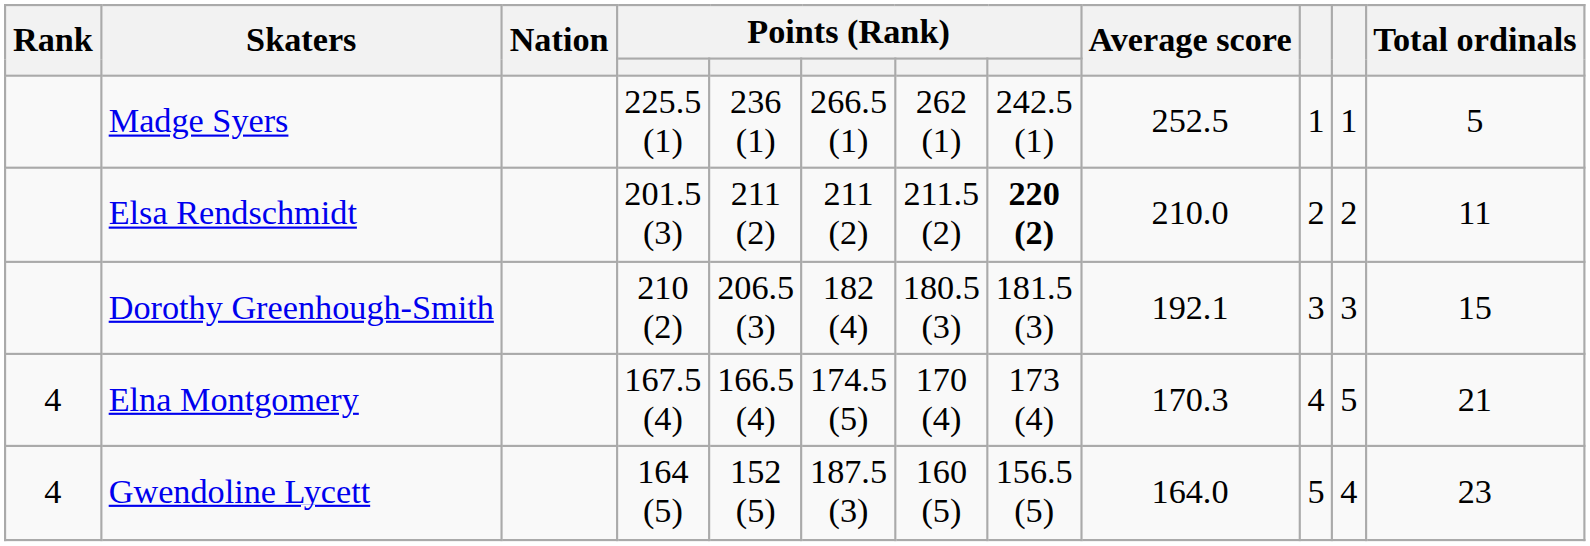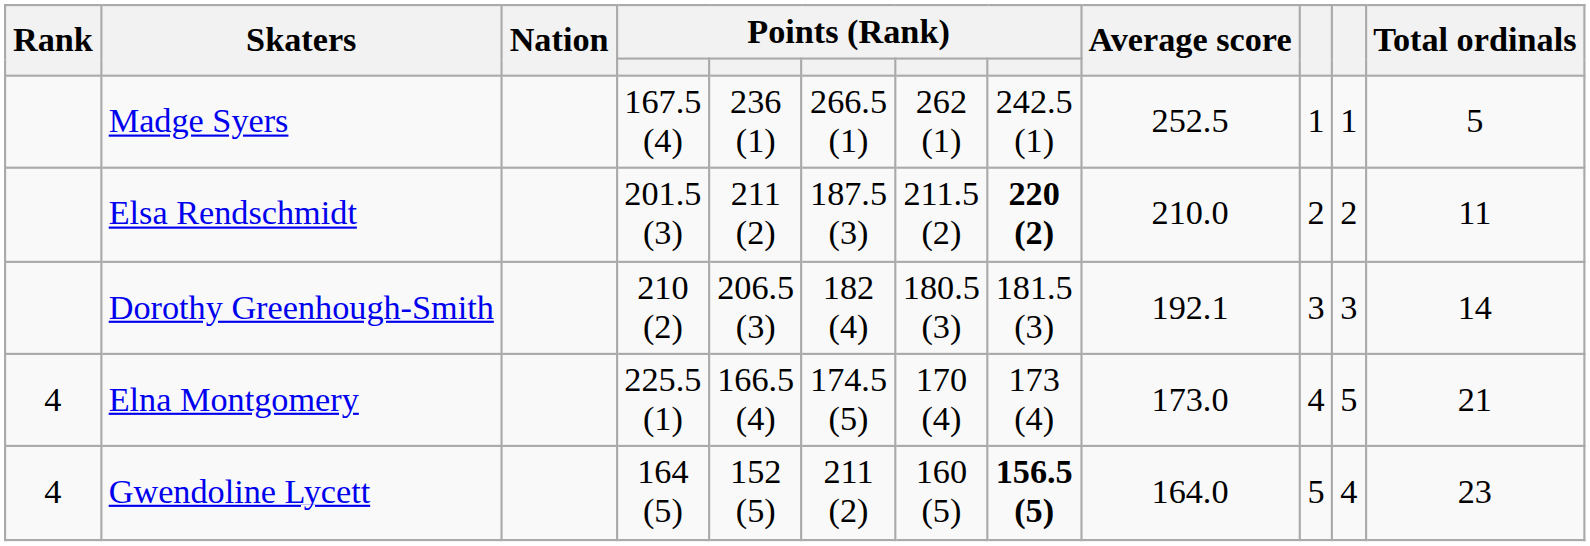(663, 120) 225.5 (1) -> (663, 120) 167.5 (4)
(849, 213) 211 (2) -> (849, 213) 187.5 (3)
(1475, 306) 15 -> (1475, 306) 14
(663, 399) 167.5 (4) -> (663, 399) 225.5 (1)
(1190, 399) 170.3 -> (1190, 399) 173.0
(849, 492) 187.5 (3) -> (849, 492) 211 (2)
(1034, 492) normal -> (1034, 492) bold
